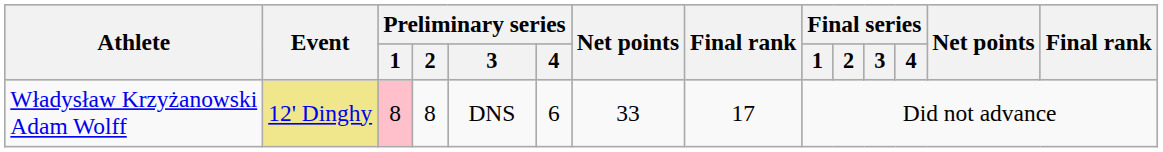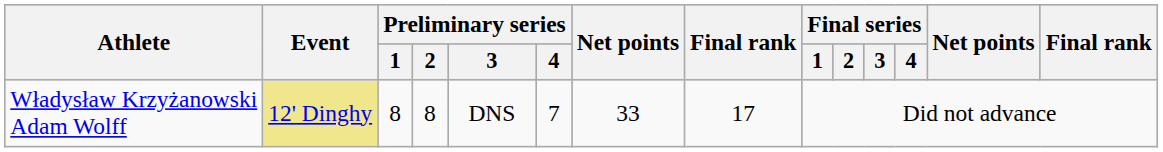(395, 113) pink background -> (395, 113) no background
(554, 113) 6 -> (554, 113) 7
